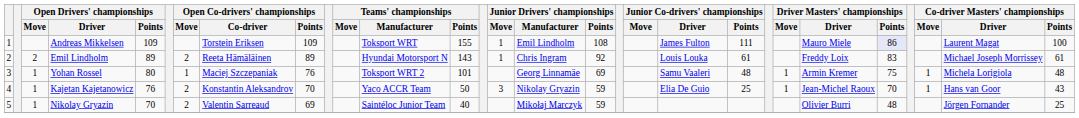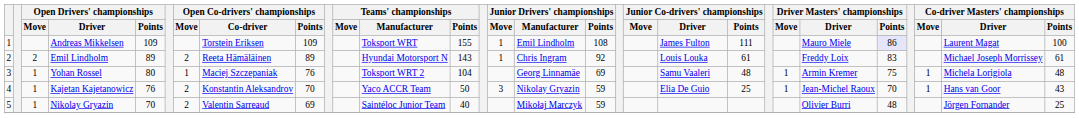(465, 73) 101 -> (465, 73) 104
